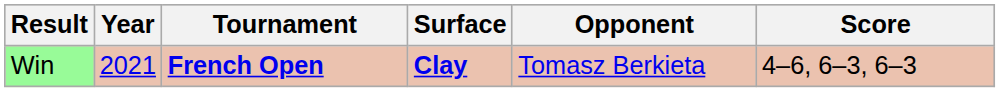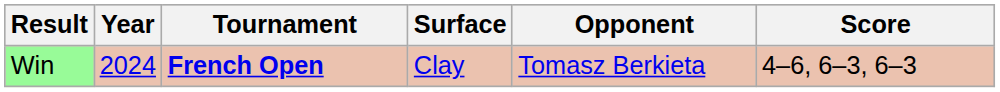(128, 65) 2021 -> (128, 65) 2024
(441, 65) bold -> (439, 65) normal
